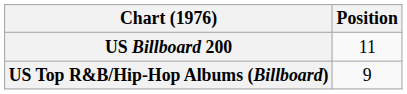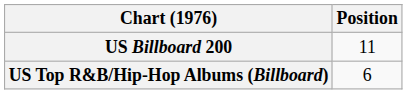(367, 74) 9 -> (367, 74) 6
